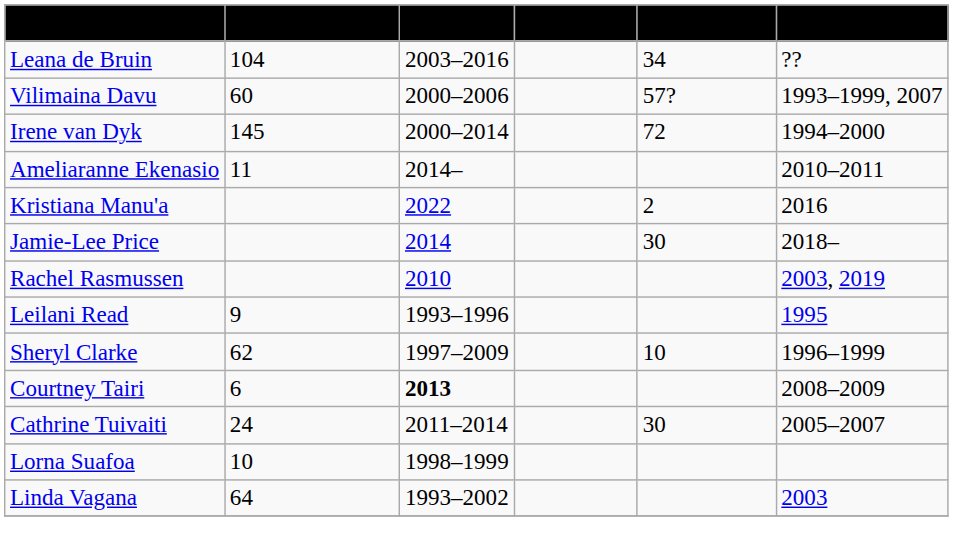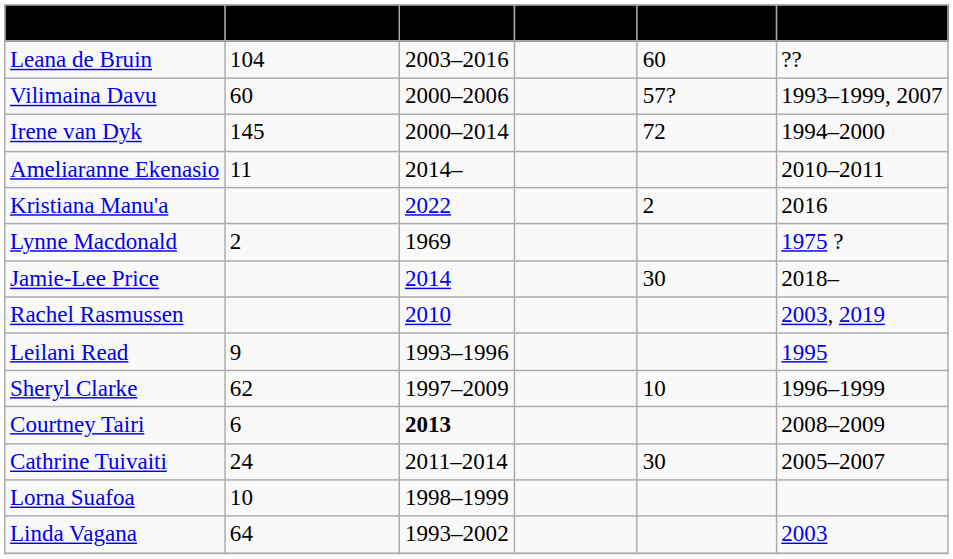(654, 59) 34 -> (654, 59) 60
+ row: (94, 242)
